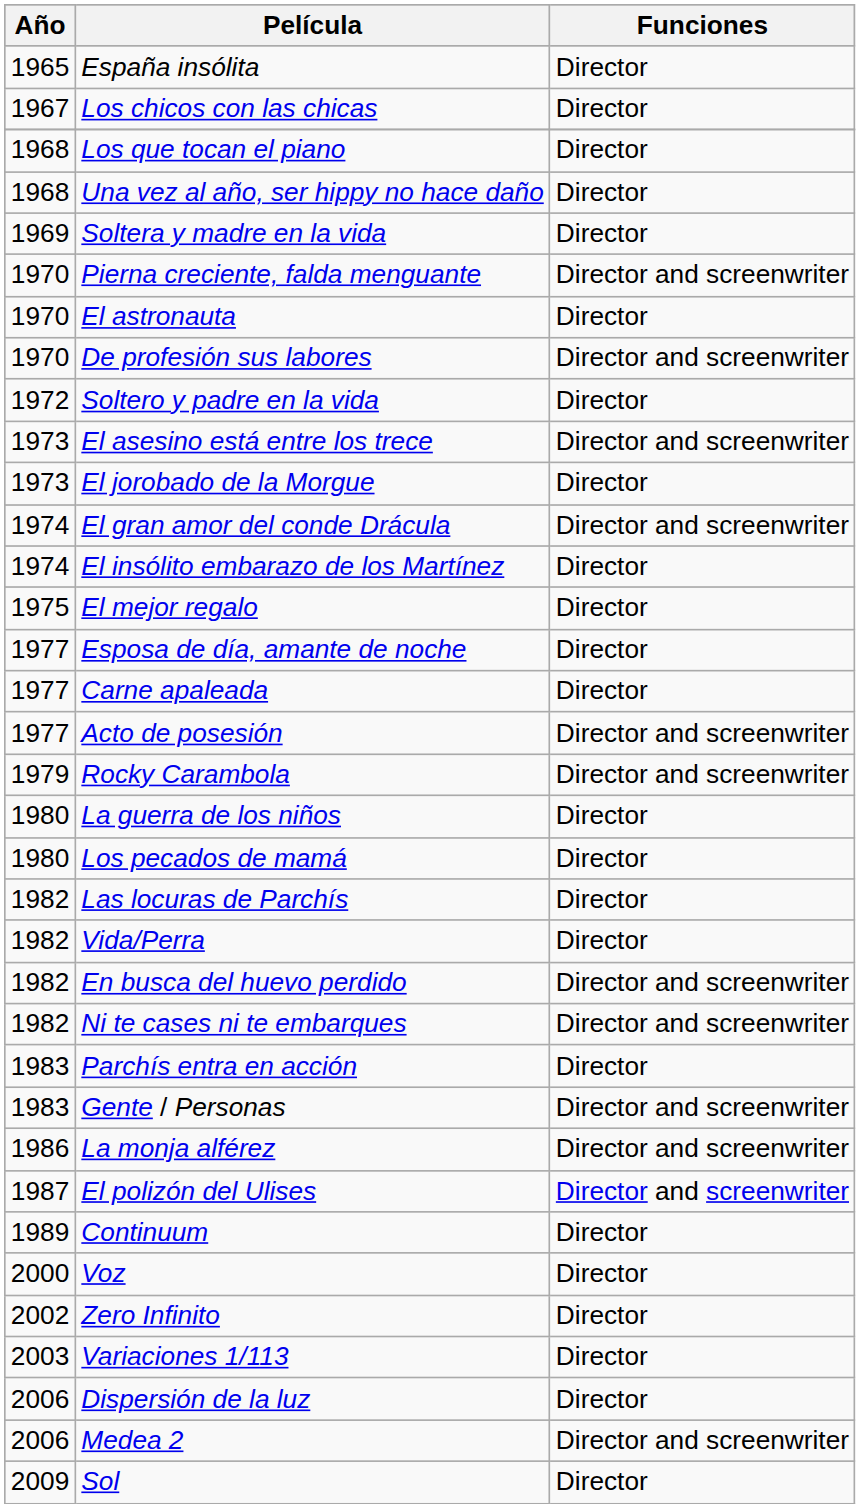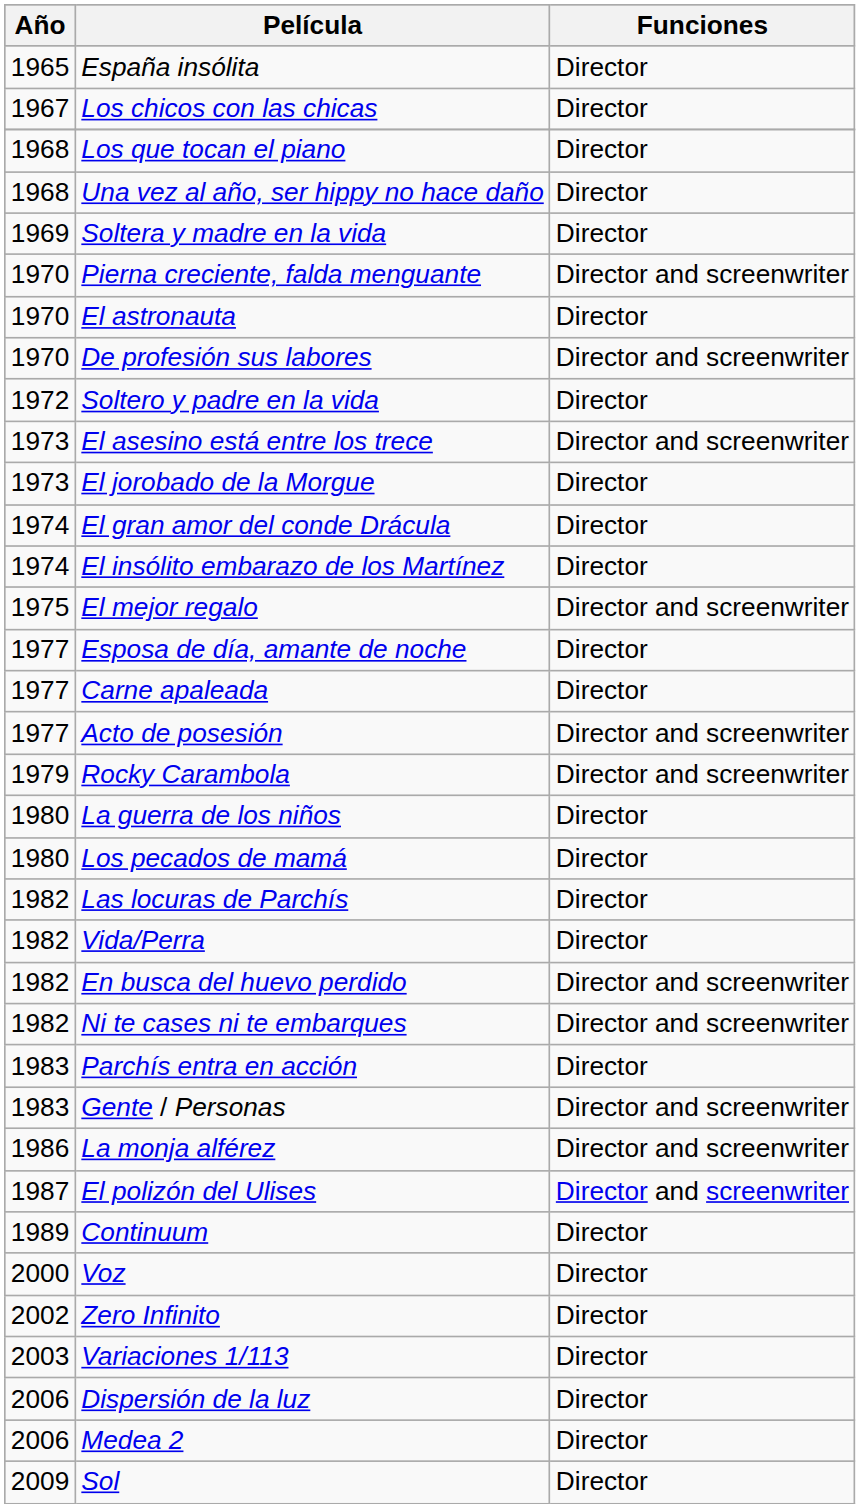(702, 524) Director and screenwriter -> (602, 524) Director
(602, 607) Director -> (702, 607) Director and screenwriter
(702, 1440) Director and screenwriter -> (602, 1440) Director
